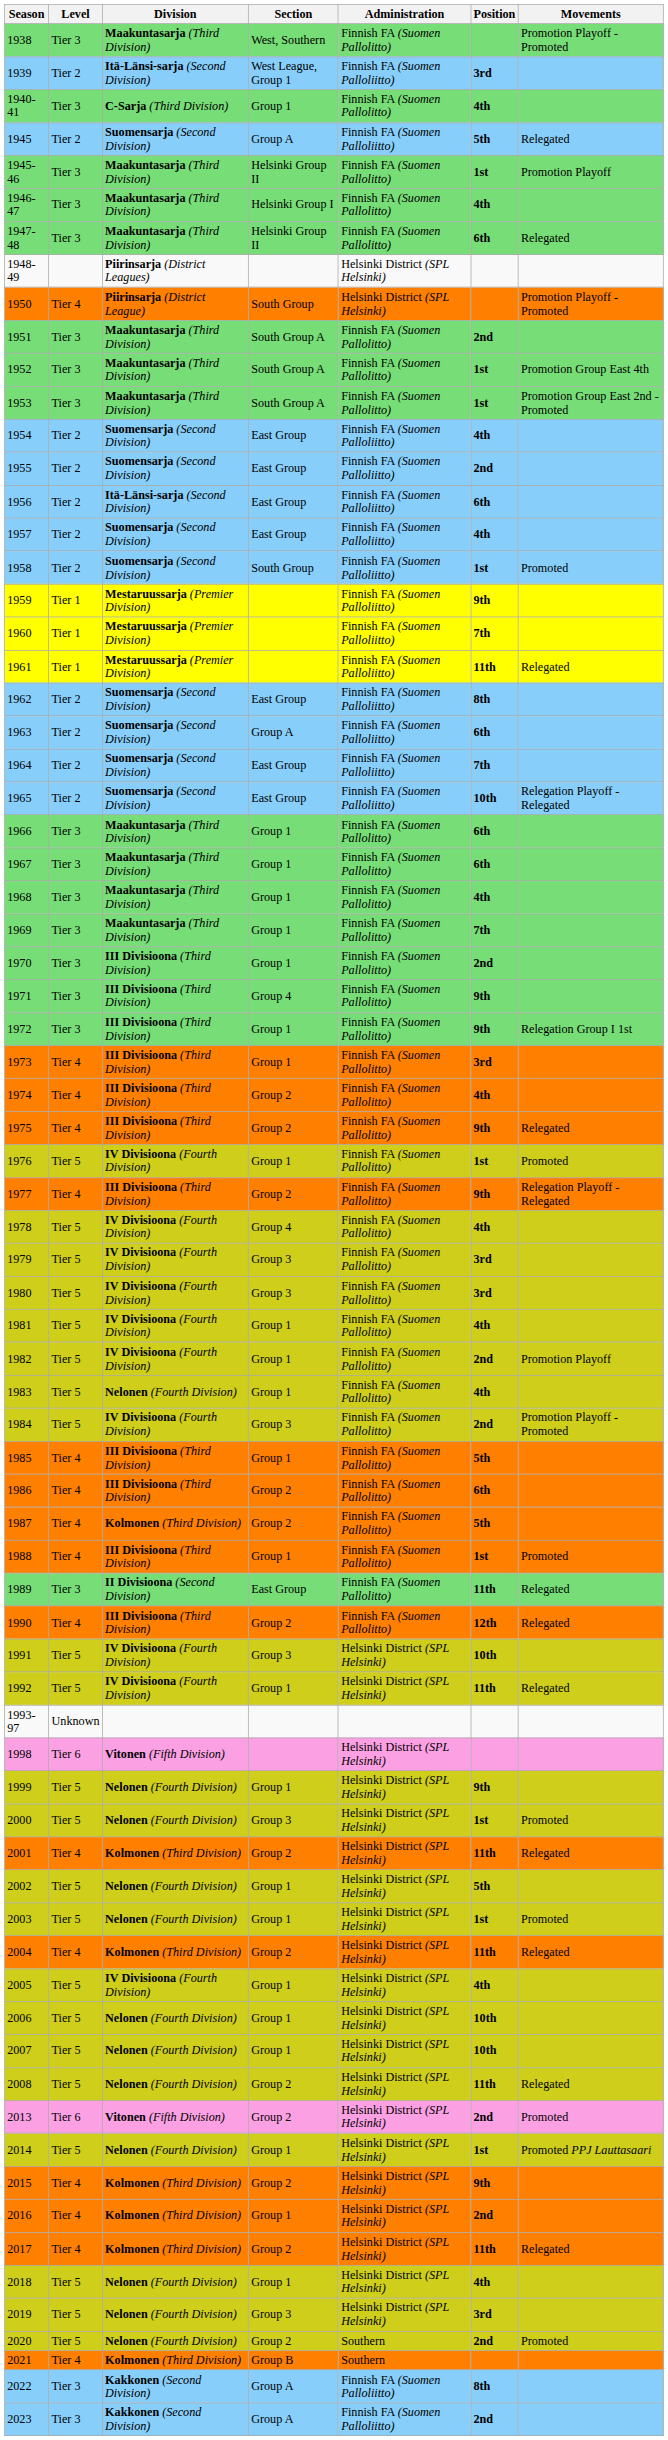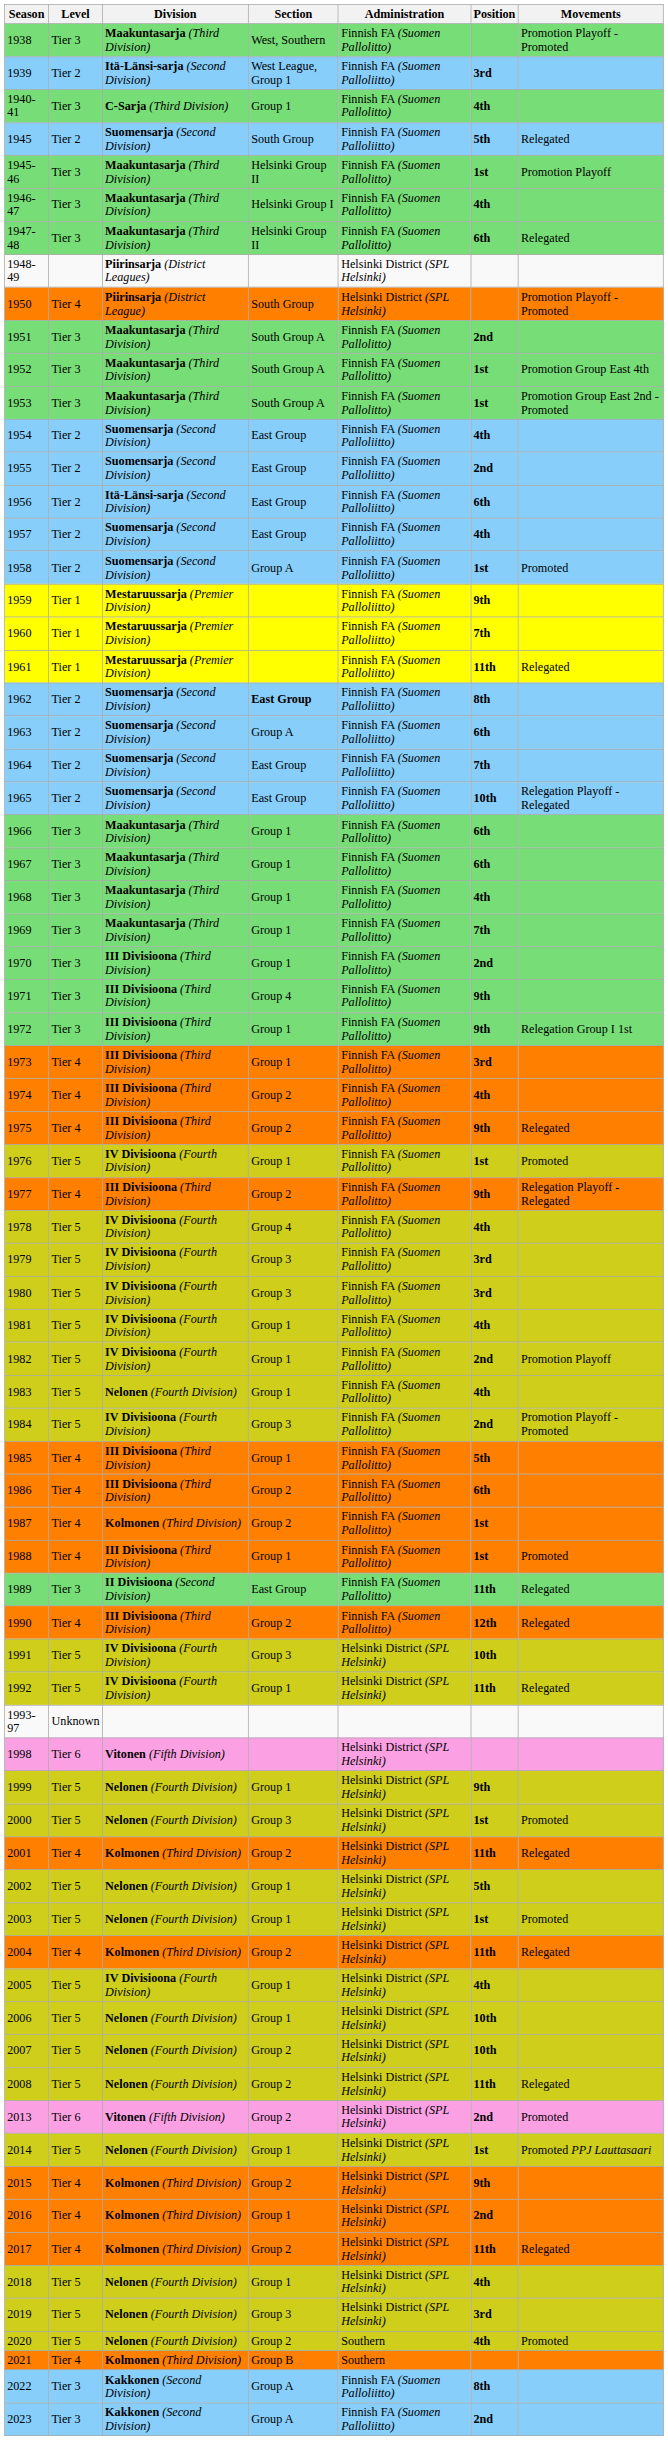(272, 139) Group A -> (282, 139) South Group
(282, 567) South Group -> (272, 567) Group A
(279, 699) normal -> (281, 699) bold
(482, 1523) 5th -> (481, 1523) 1st
(271, 2051) Group 1 -> (271, 2051) Group 2
(483, 2340) 2nd -> (482, 2340) 4th
